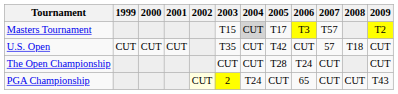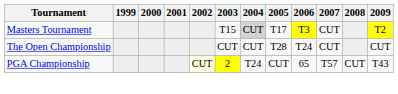(329, 30) T57 -> (329, 30) CUT
- row: (28, 47)
(329, 81) CUT -> (329, 64) T57
